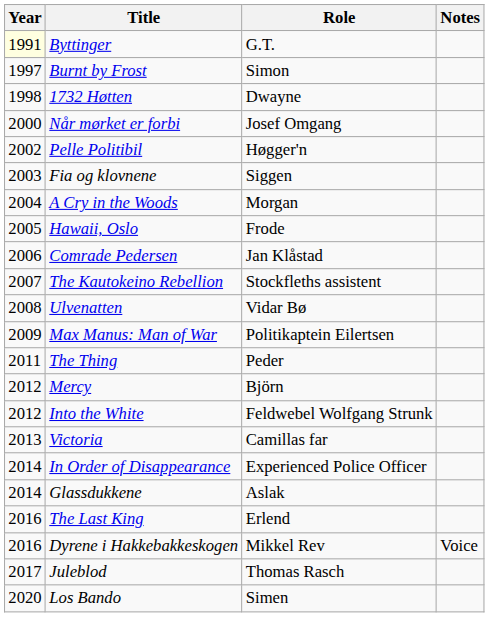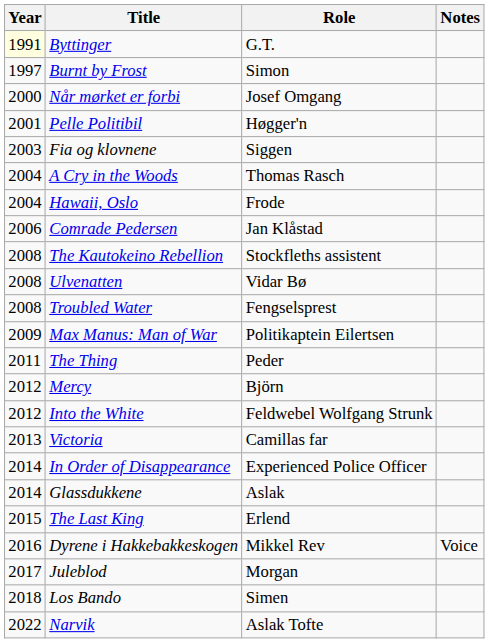- row: (91, 96)
(25, 149) 2002 -> (25, 123) 2001
(272, 202) Morgan -> (295, 176) Thomas Rasch
(25, 228) 2005 -> (25, 202) 2004
(25, 281) 2007 -> (25, 255) 2008
+ row: (101, 307)
(25, 519) 2016 -> (25, 519) 2015
(295, 571) Thomas Rasch -> (272, 571) Morgan
(25, 598) 2020 -> (25, 598) 2018
+ row: (72, 624)
